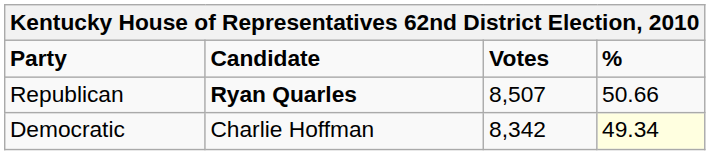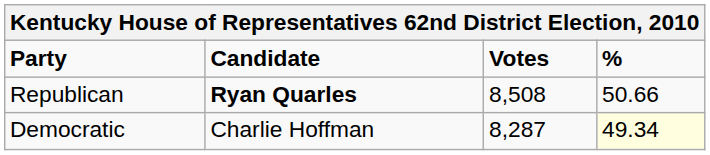(517, 94) 8,507 -> (517, 94) 8,508
(517, 130) 8,342 -> (517, 130) 8,287
